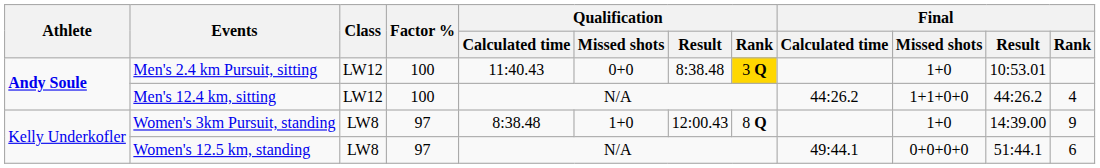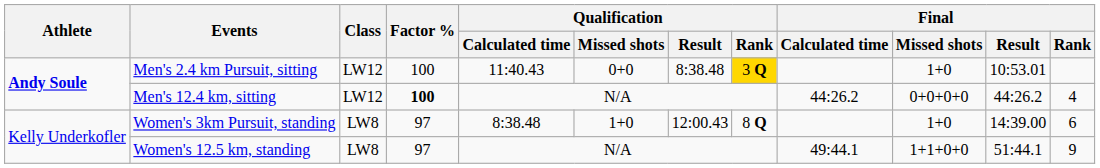(423, 97) normal -> (423, 97) bold
(939, 97) 1+1+0+0 -> (939, 97) 0+0+0+0
(1072, 123) 9 -> (1072, 123) 6
(939, 149) 0+0+0+0 -> (939, 149) 1+1+0+0
(1072, 149) 6 -> (1072, 149) 9
